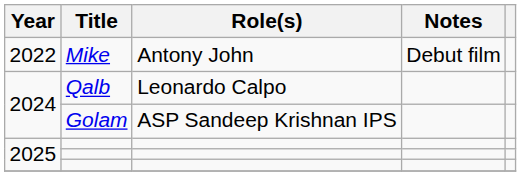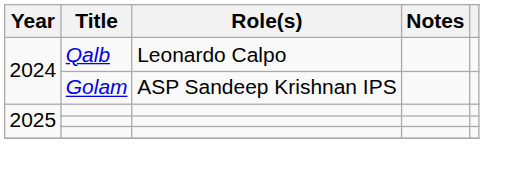- row: (88, 54)
